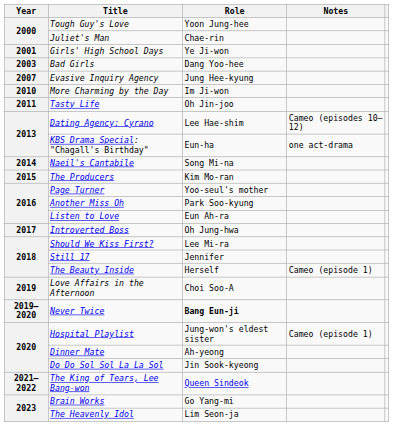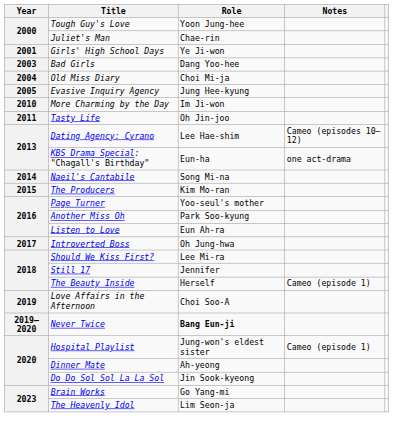+ row: (85, 78)
(26, 78) 2007 -> (27, 91) 2005
- row: (104, 383)
